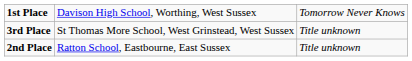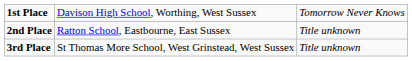rows swapped: (29, 47) <-> (29, 30)
